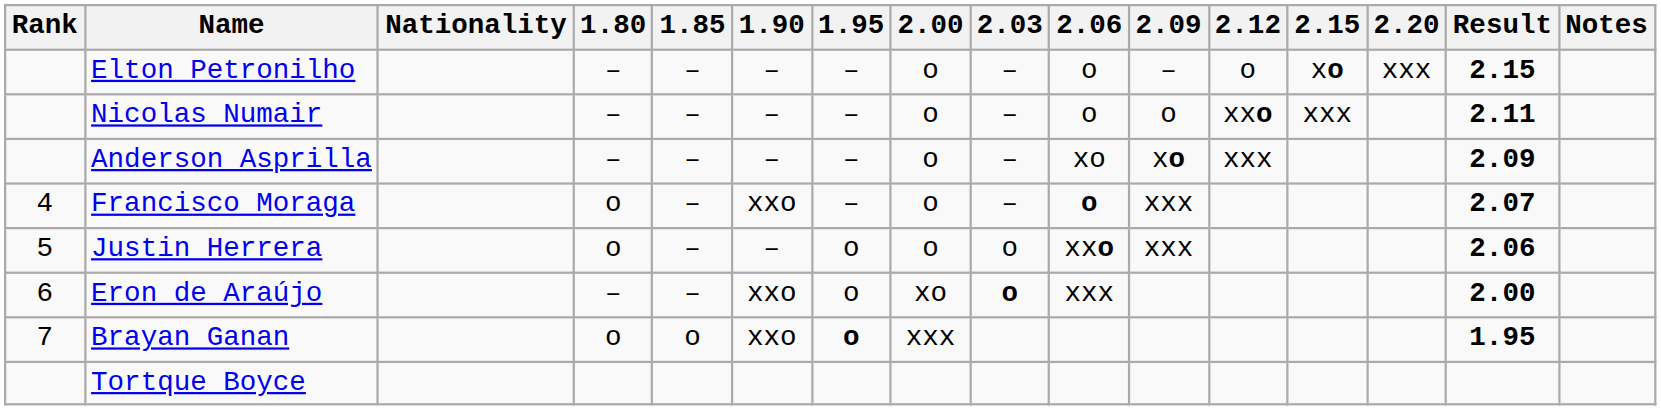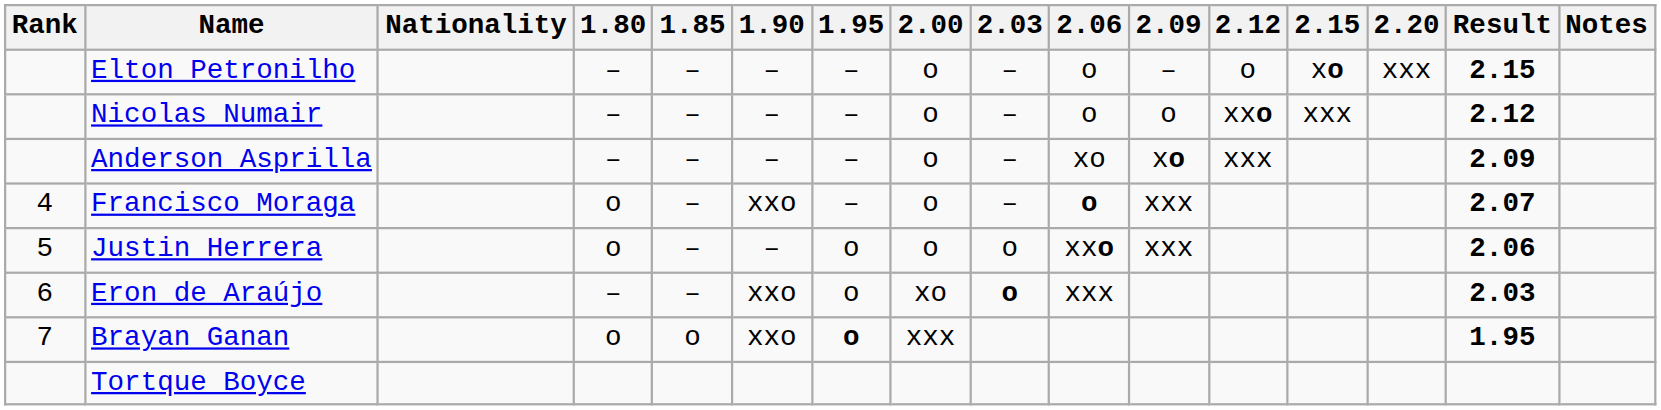(1502, 117) 2.11 -> (1502, 117) 2.12
(1502, 294) 2.00 -> (1502, 294) 2.03
